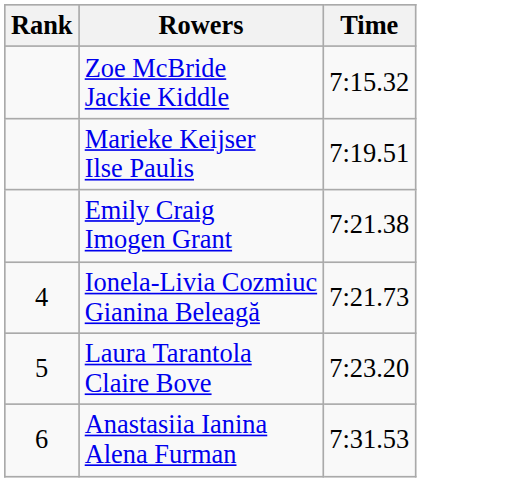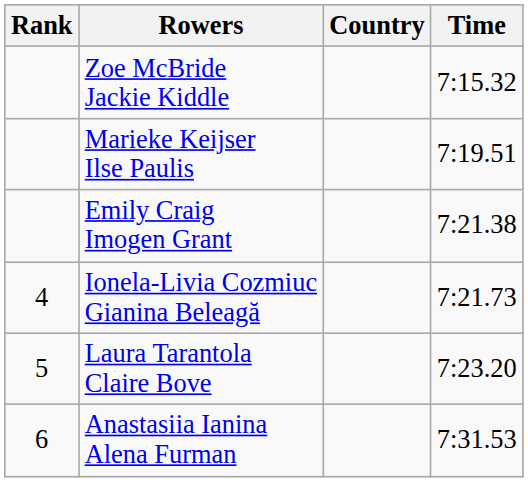+ column: (377, 25)
